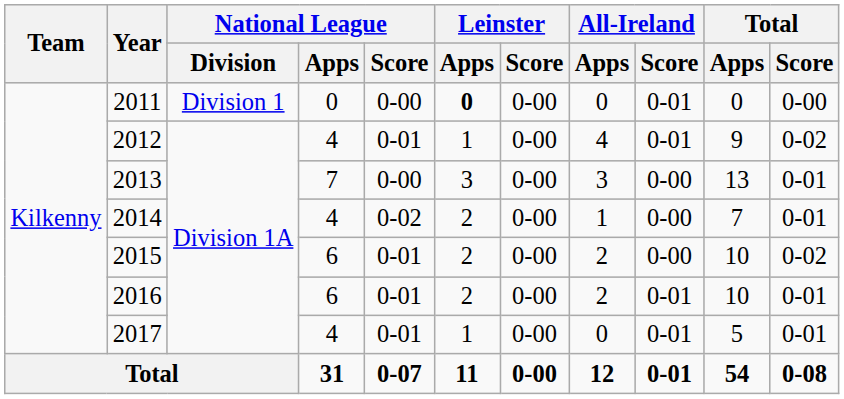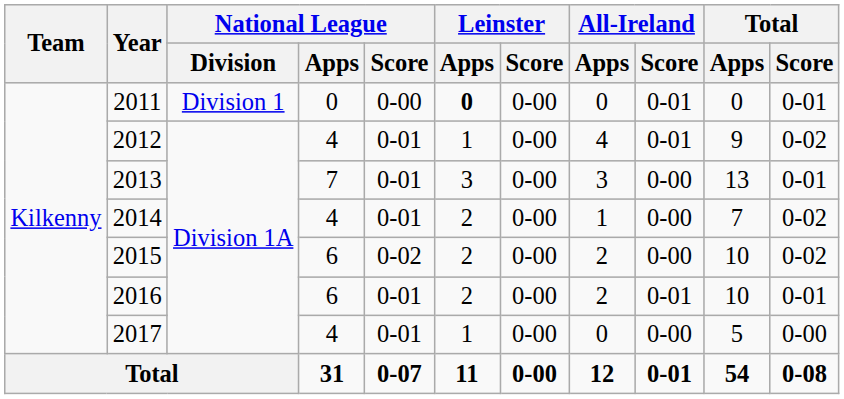(804, 101) 0-00 -> (804, 101) 0-01
(399, 179) 0-00 -> (399, 179) 0-01
(399, 218) 0-02 -> (399, 218) 0-01
(804, 218) 0-01 -> (804, 218) 0-02
(399, 256) 0-01 -> (399, 256) 0-02
(669, 334) 0-01 -> (669, 334) 0-00
(804, 334) 0-01 -> (804, 334) 0-00
